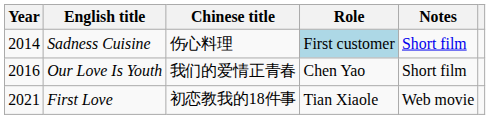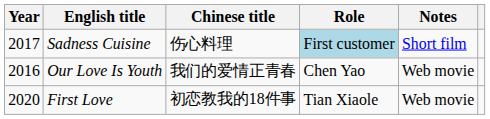(24, 43) 2014 -> (24, 43) 2017
(434, 71) Short film -> (438, 71) Web movie
(24, 99) 2021 -> (24, 99) 2020
